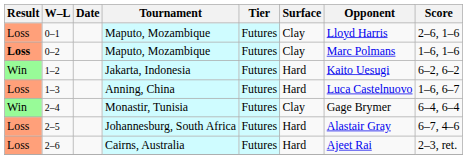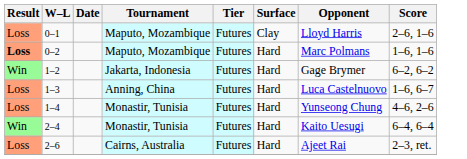(294, 51) Clay -> (269, 51) Hard
(358, 70) Kaito Uesugi -> (333, 70) Gage Brymer
+ row: (52, 108)
(294, 107) Clay -> (269, 126) Hard
(359, 107) Gage Brymer -> (332, 126) Kaito Uesugi
- row: (52, 127)
